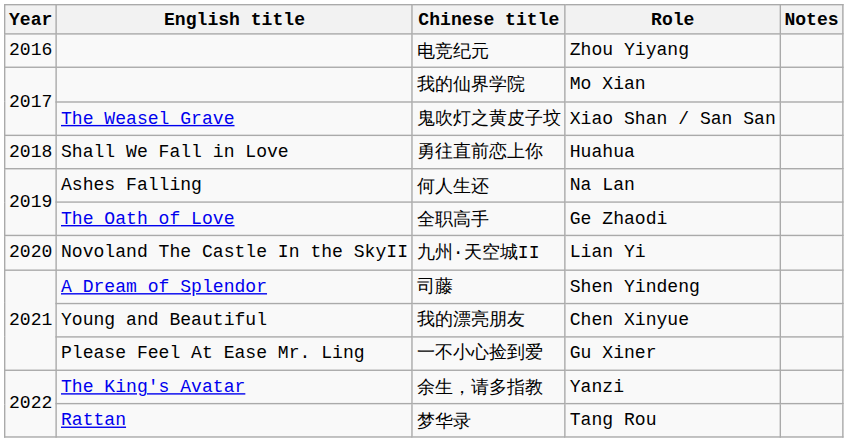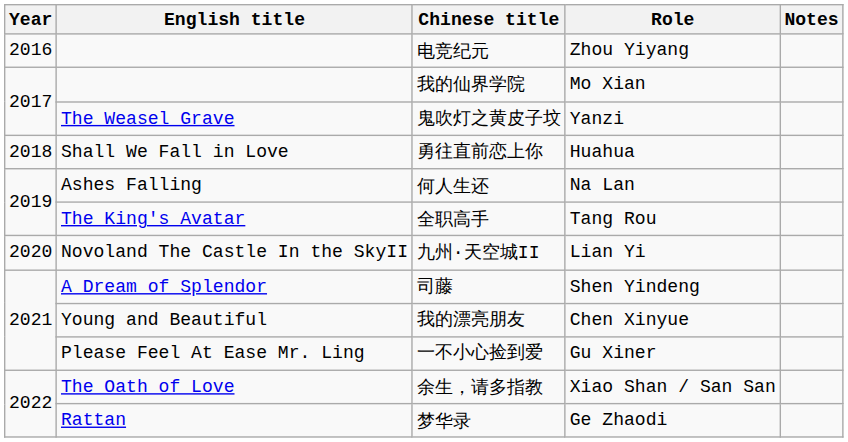(673, 118) Xiao Shan / San San -> (597, 118) Yanzi
(148, 219) The Oath of Love -> (153, 219) The King's Avatar
(619, 219) Ge Zhaodi -> (613, 219) Tang Rou
(153, 387) The King's Avatar -> (148, 387) The Oath of Love
(597, 387) Yanzi -> (673, 387) Xiao Shan / San San
(613, 421) Tang Rou -> (619, 421) Ge Zhaodi
